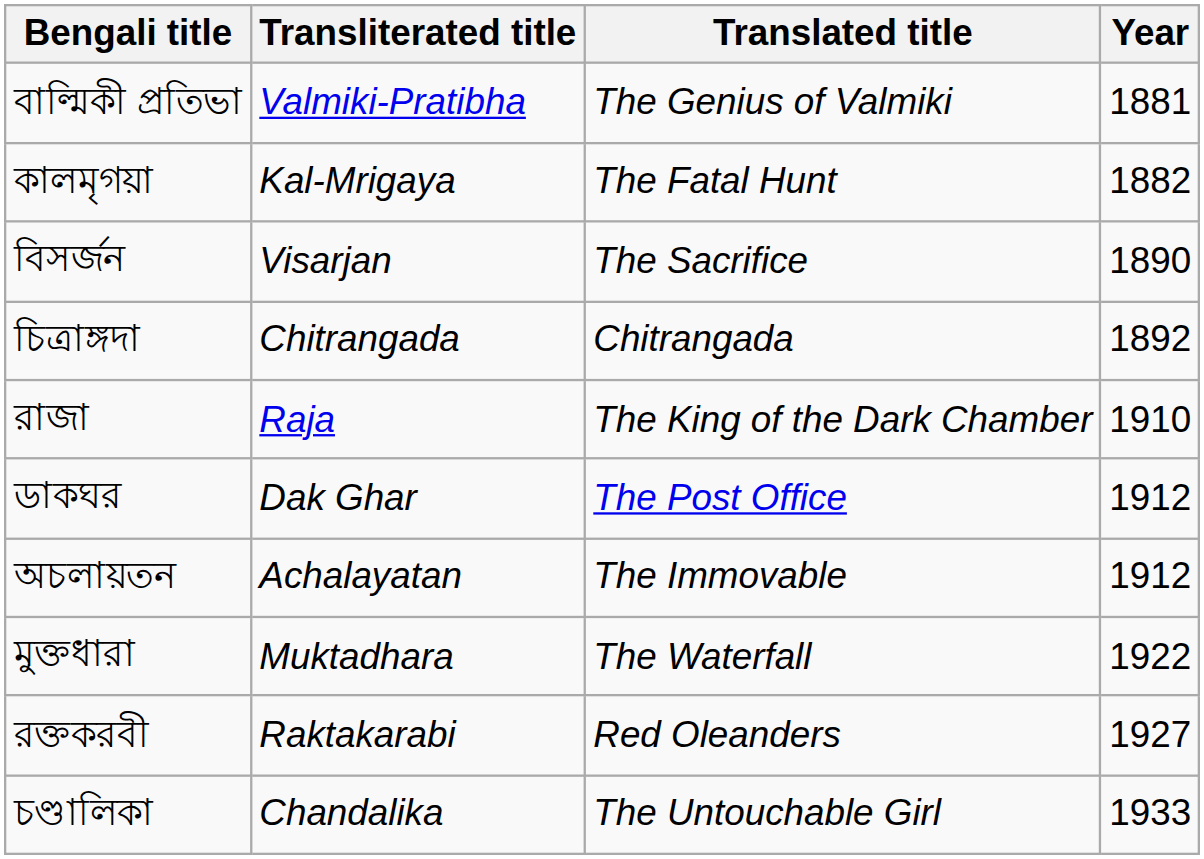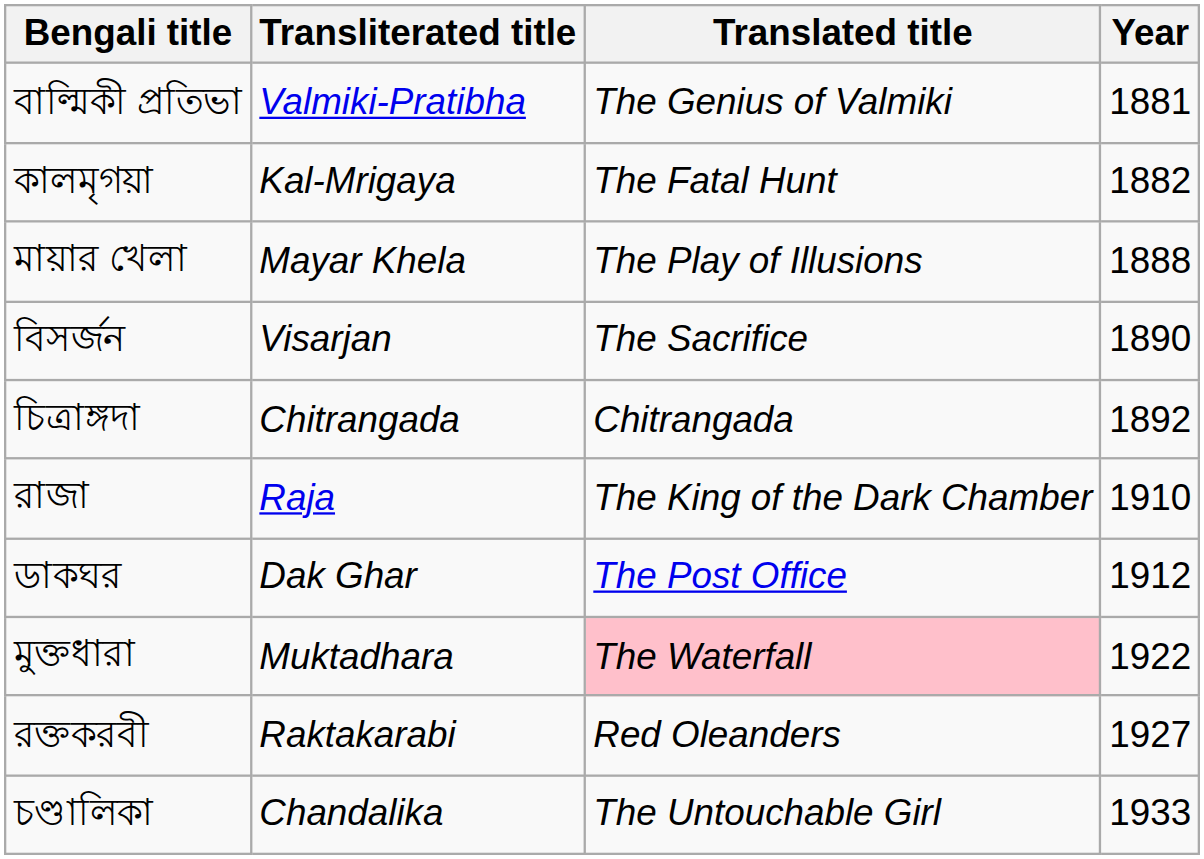+ row: (100, 259)
- row: (95, 575)
(702, 655) no background -> (702, 655) pink background
